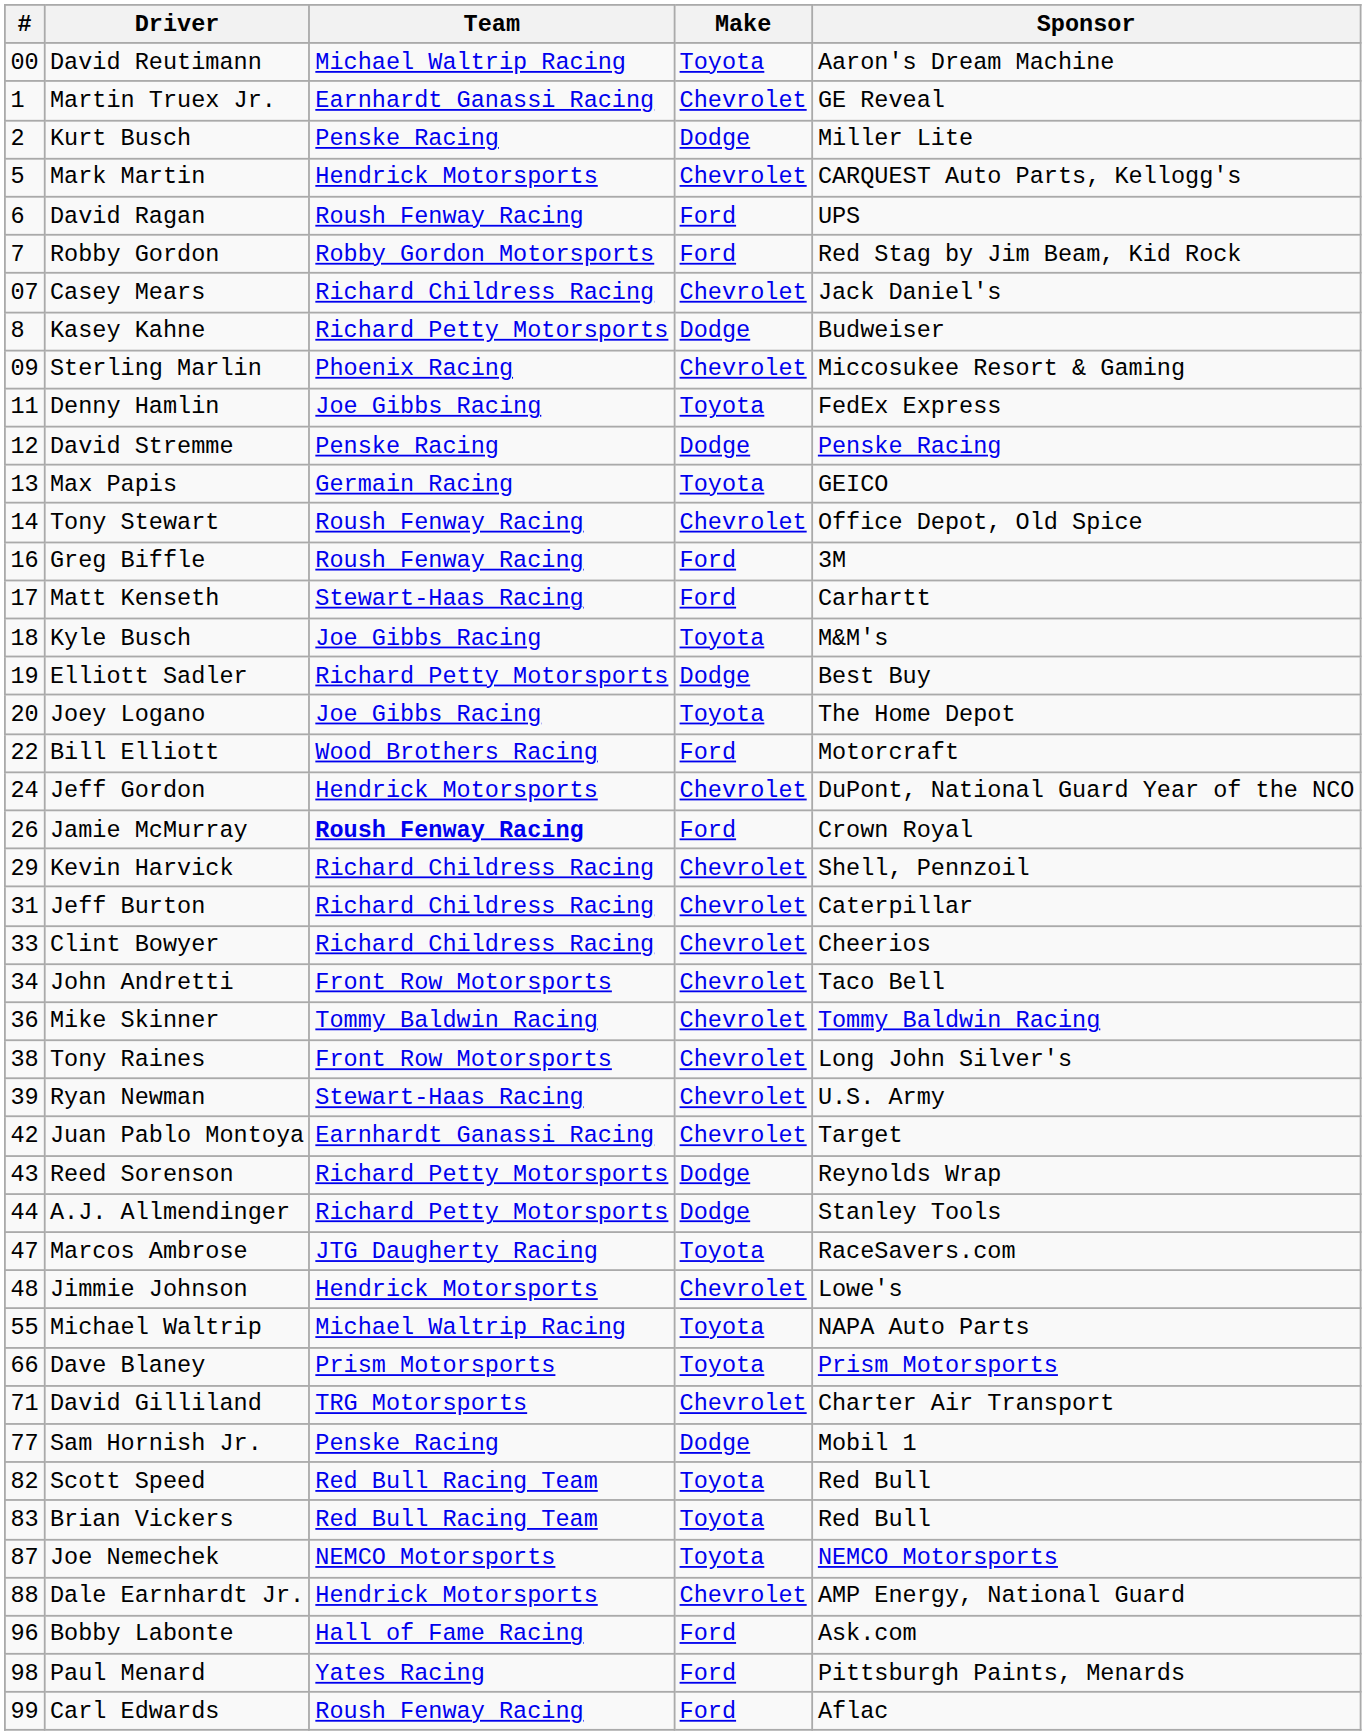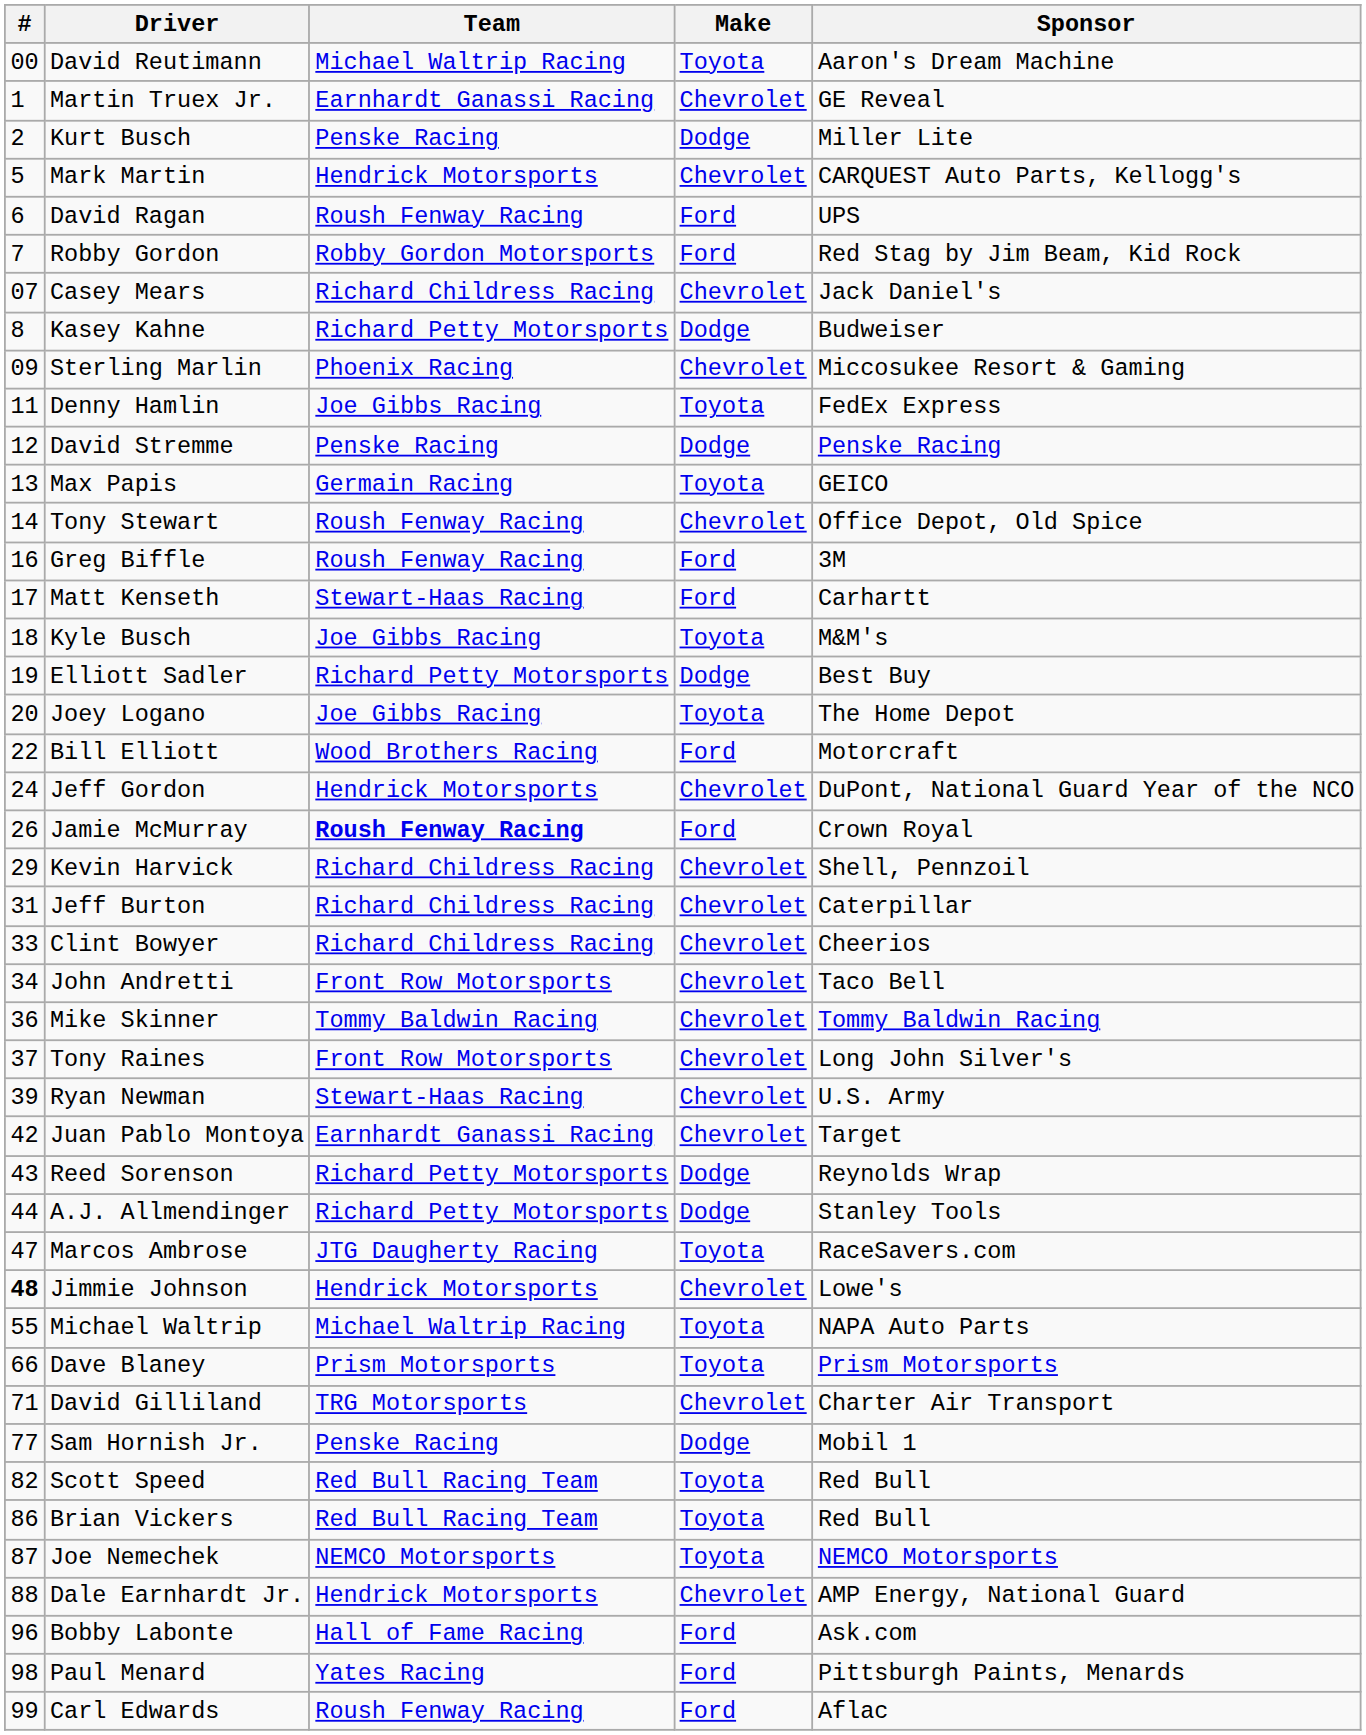(25, 1060) 38 -> (25, 1060) 37
(25, 1290) normal -> (25, 1290) bold
(25, 1520) 83 -> (25, 1520) 86
